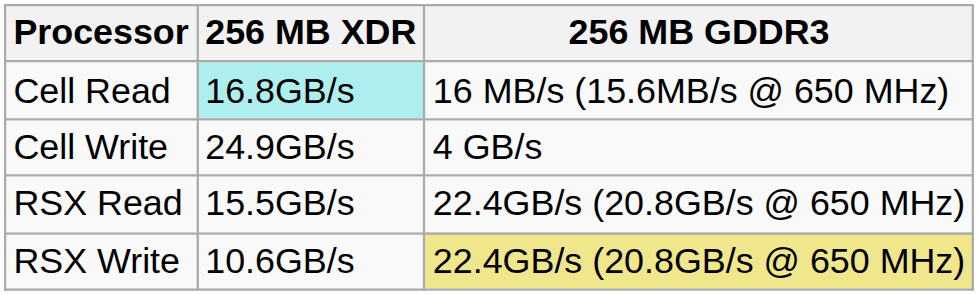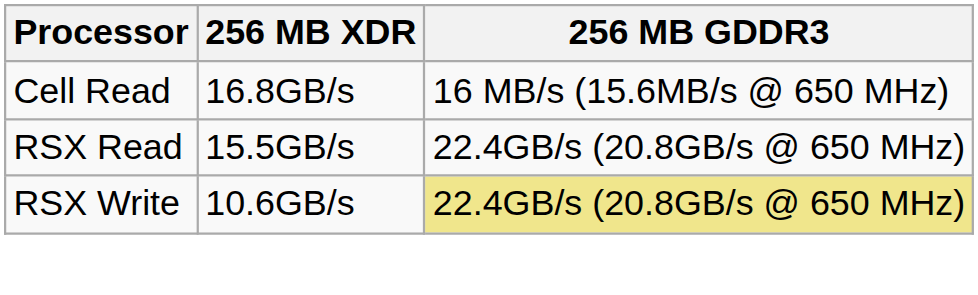(280, 89) paleturquoise background -> (280, 89) no background
- row: (91, 146)
